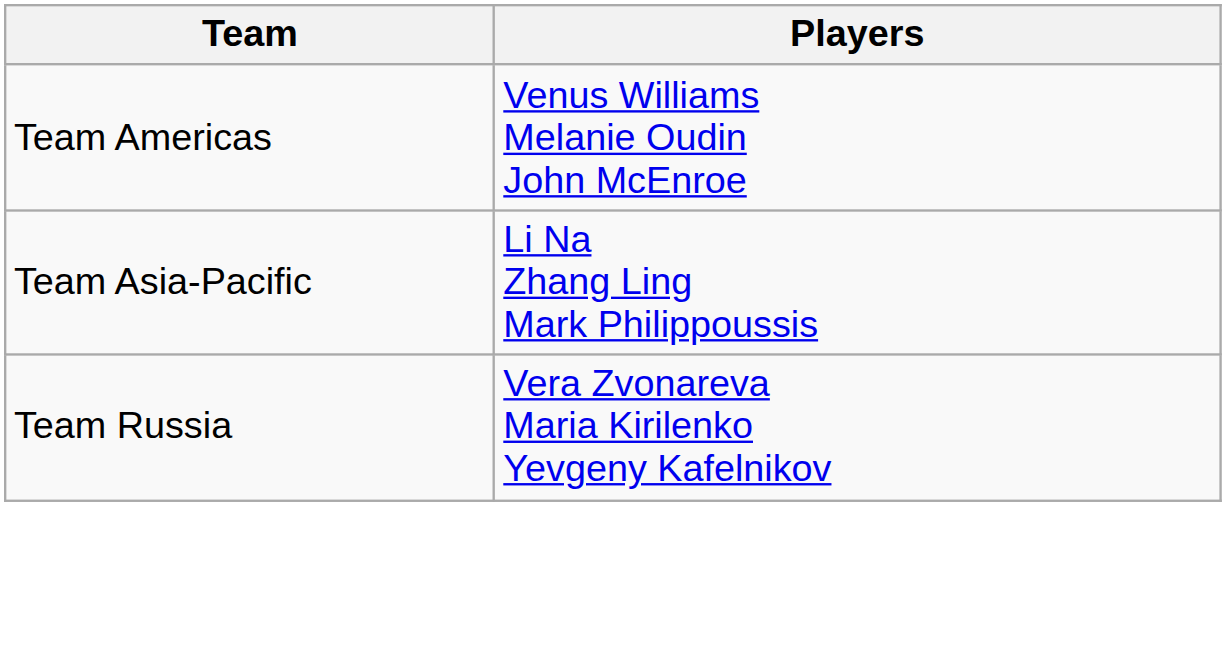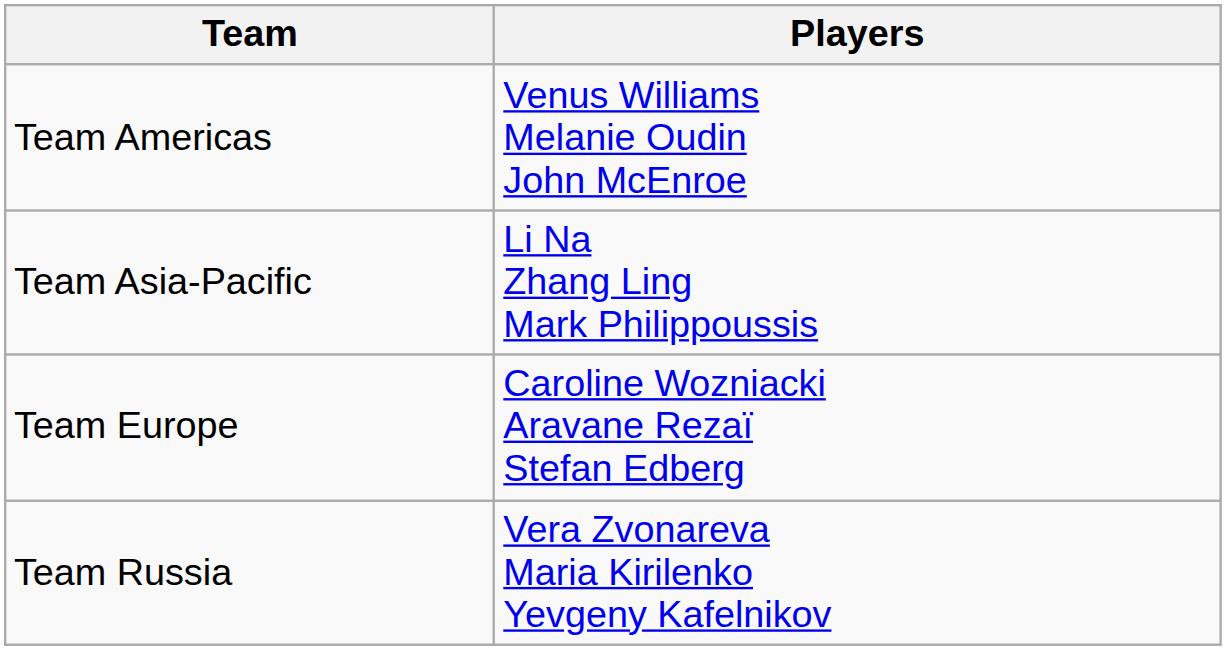+ row: (126, 426)
